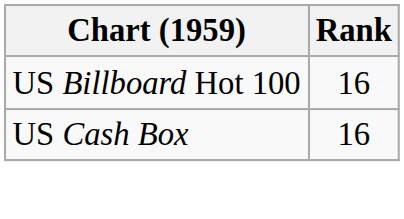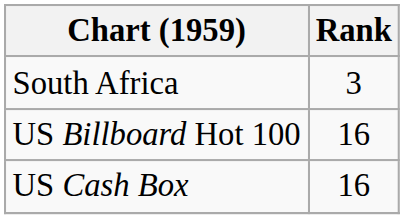+ row: (95, 82)
